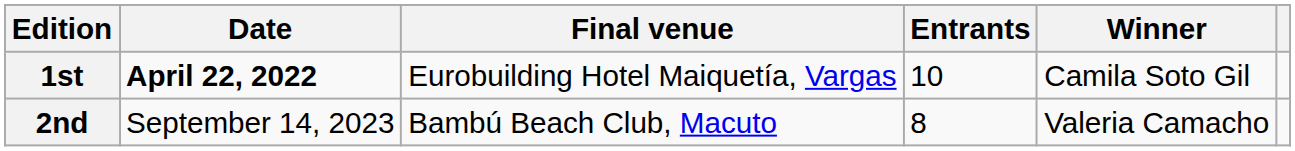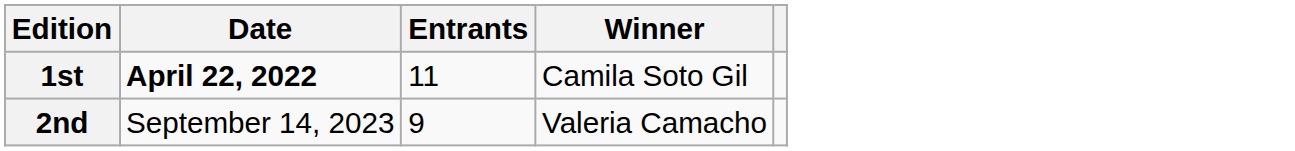- column: (652, 29)
(927, 76) 10 -> (424, 76) 11
(919, 122) 8 -> (416, 122) 9
